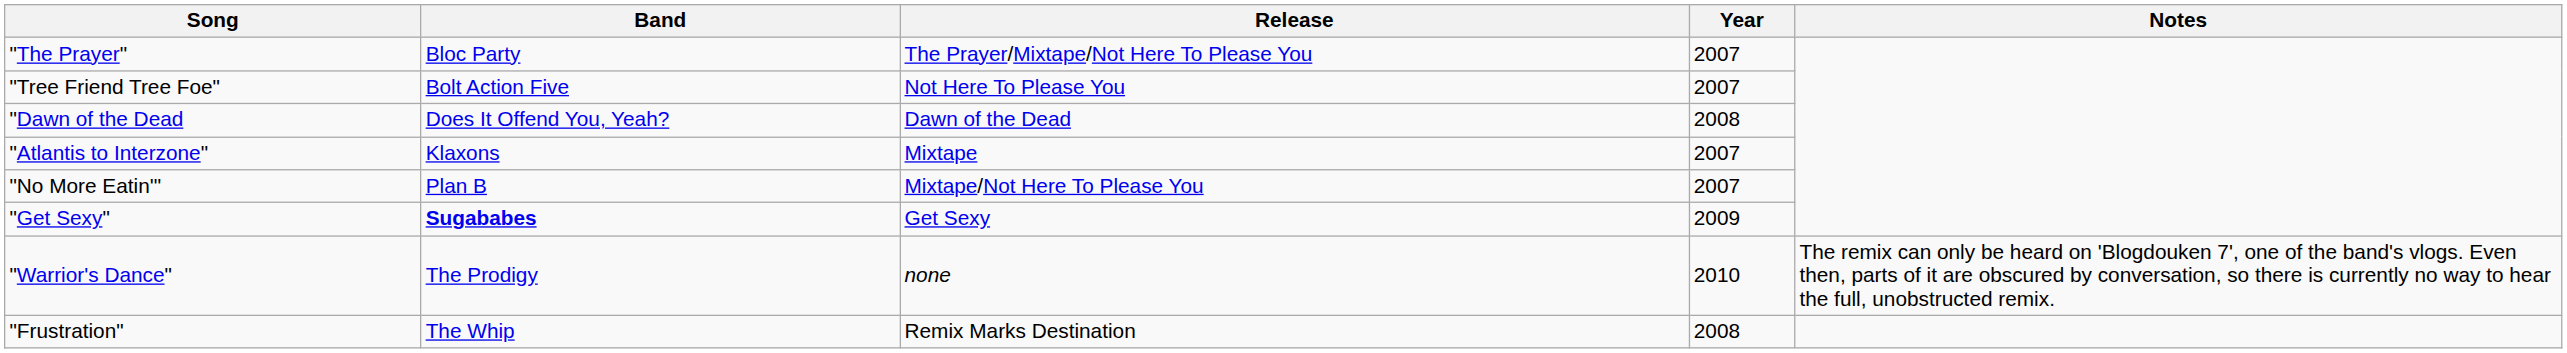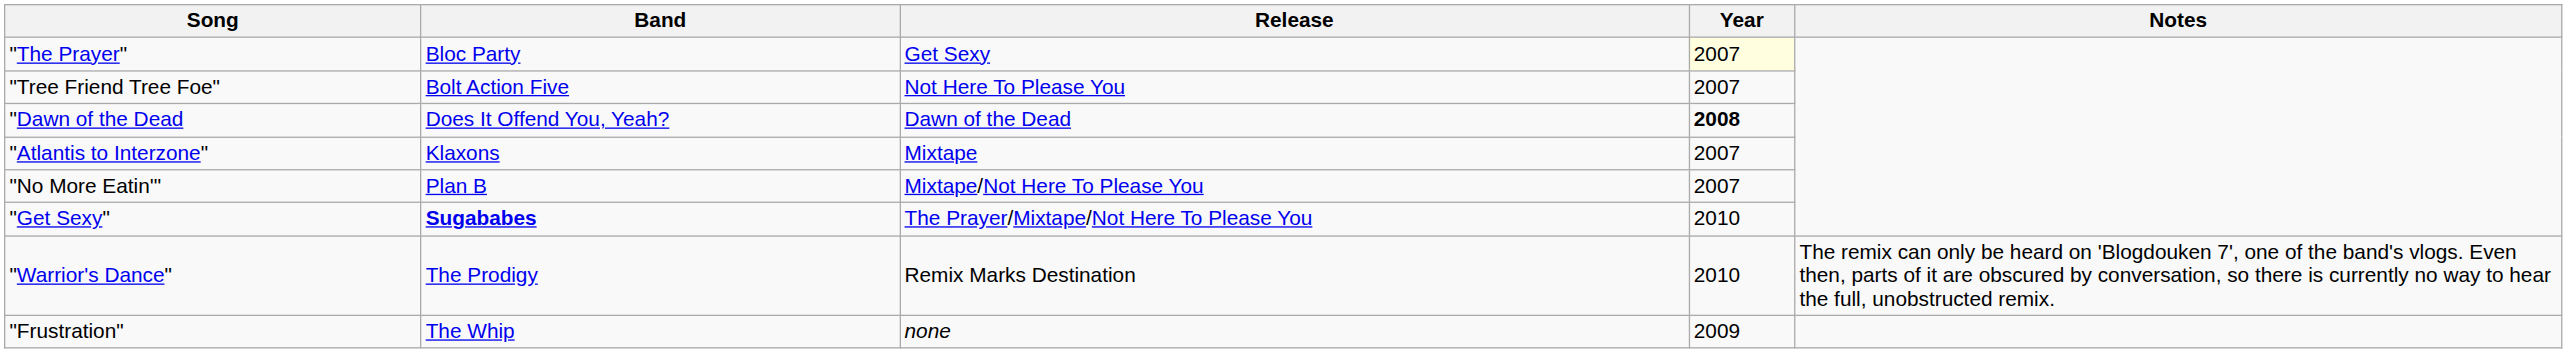(1108, 53) The Prayer/Mixtape/Not Here To Please You -> (947, 53) Get Sexy
(1717, 53) no background -> (1717, 53) lightyellow background
(1717, 119) normal -> (1717, 119) bold
(947, 218) Get Sexy -> (1108, 218) The Prayer/Mixtape/Not Here To Please You
(1717, 218) 2009 -> (1717, 218) 2010
(928, 275) none -> (1020, 275) Remix Marks Destination
(1020, 331) Remix Marks Destination -> (928, 331) none
(1717, 331) 2008 -> (1717, 331) 2009
